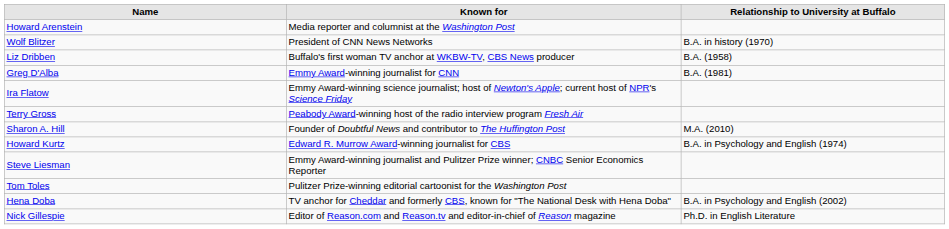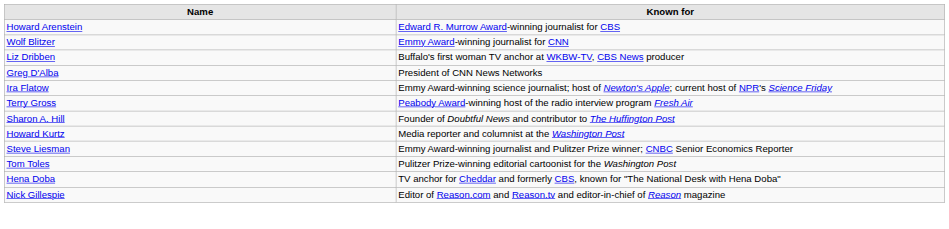- column: (813, 12)
(402, 27) Media reporter and columnist at the Washington Post -> (509, 27) Edward R. Murrow Award-winning journalist for CBS
(361, 42) President of CNN News Networks -> (484, 42) Emmy Award-winning journalist for CNN
(374, 73) Emmy Award-winning journalist for CNN -> (470, 73) President of CNN News Networks
(399, 144) Edward R. Murrow Award-winning journalist for CBS -> (511, 133) Media reporter and columnist at the Washington Post
